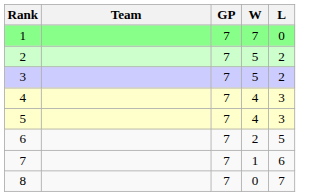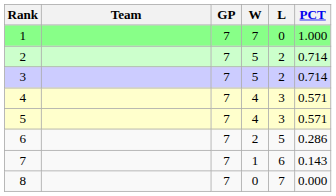+ column: (313, 14)
